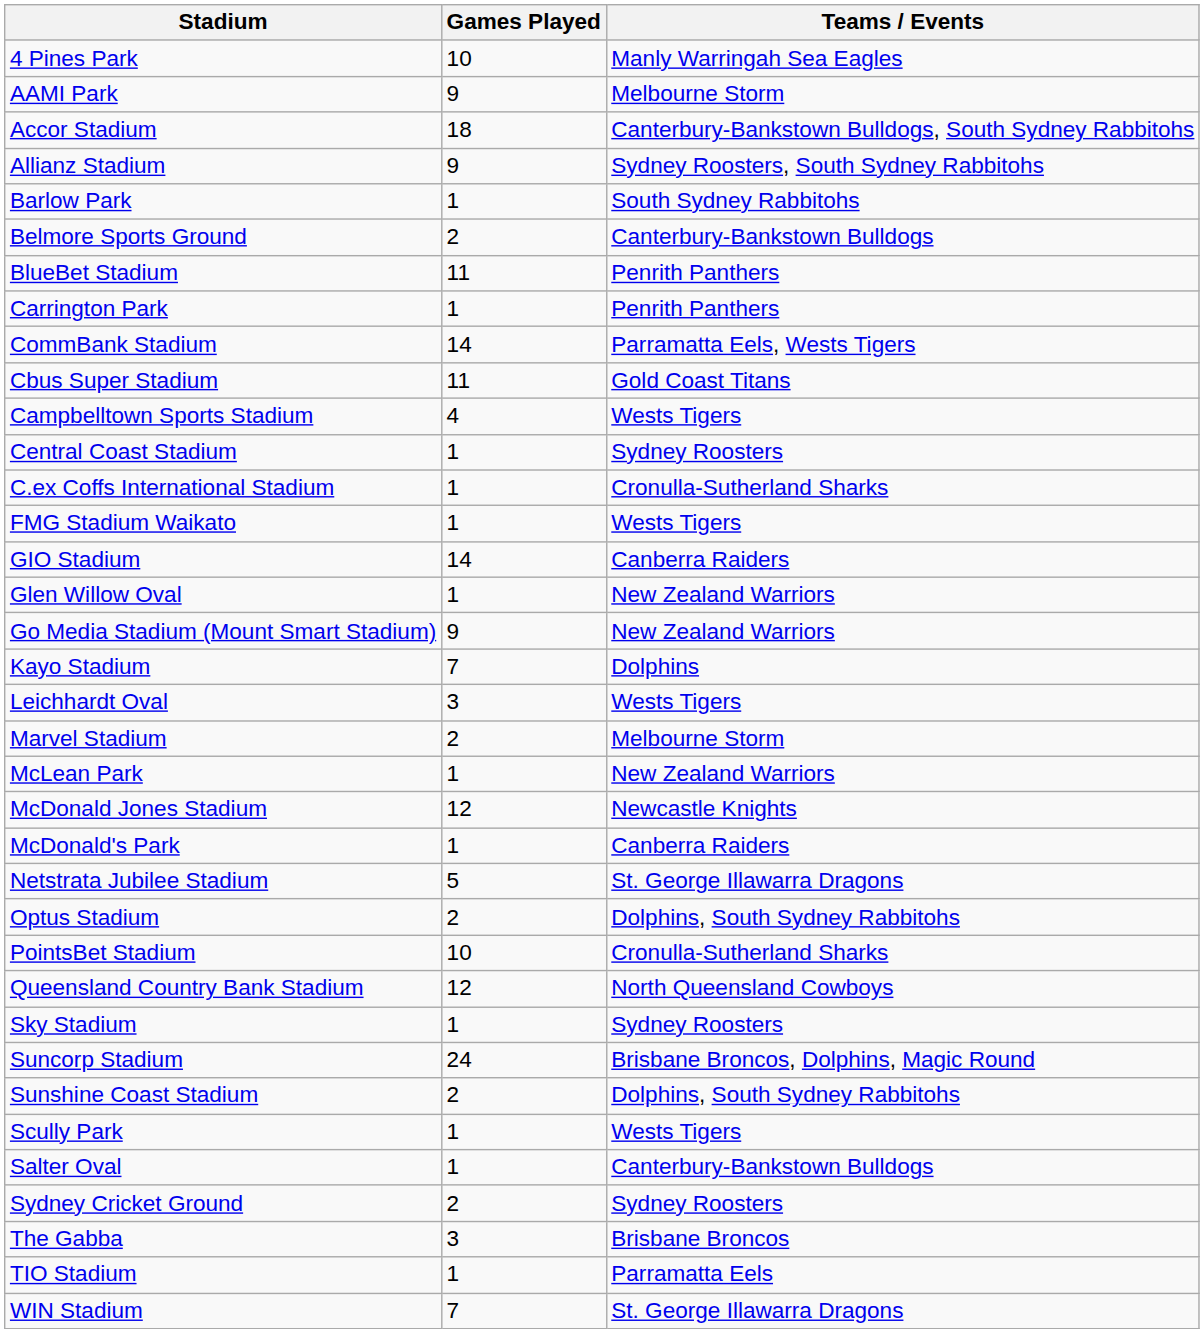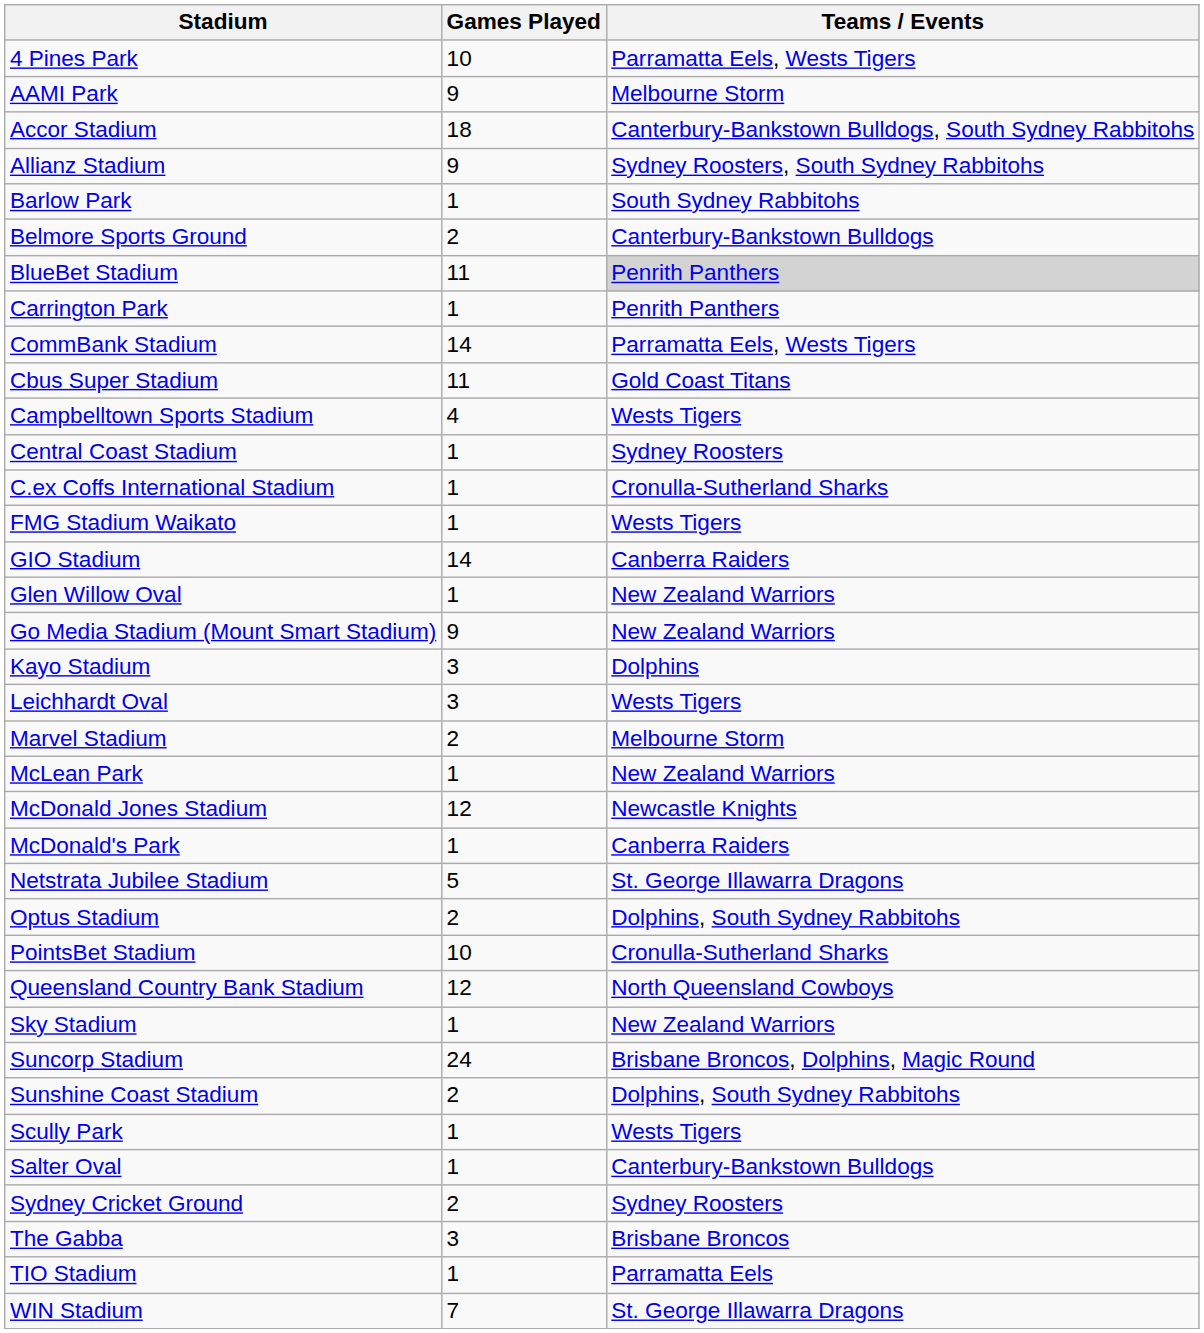(757, 58) Manly Warringah Sea Eagles -> (763, 58) Parramatta Eels, Wests Tigers
(695, 272) no background -> (695, 272) lightgrey background
(453, 666) 7 -> (453, 666) 3
(697, 1024) Sydney Roosters -> (723, 1024) New Zealand Warriors
